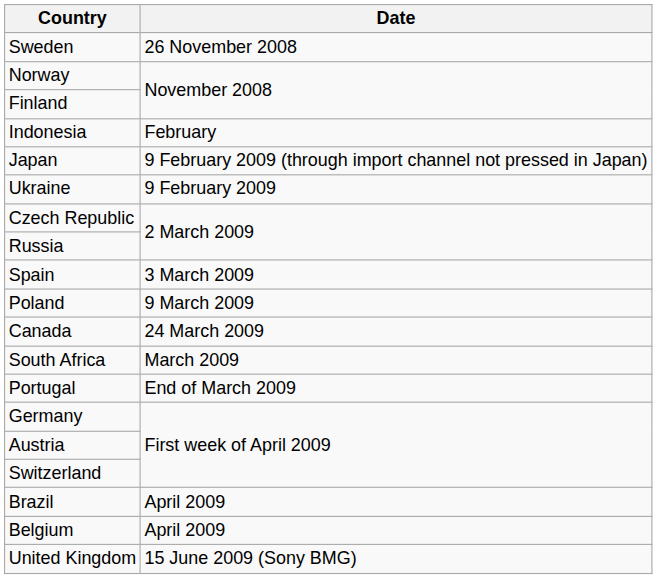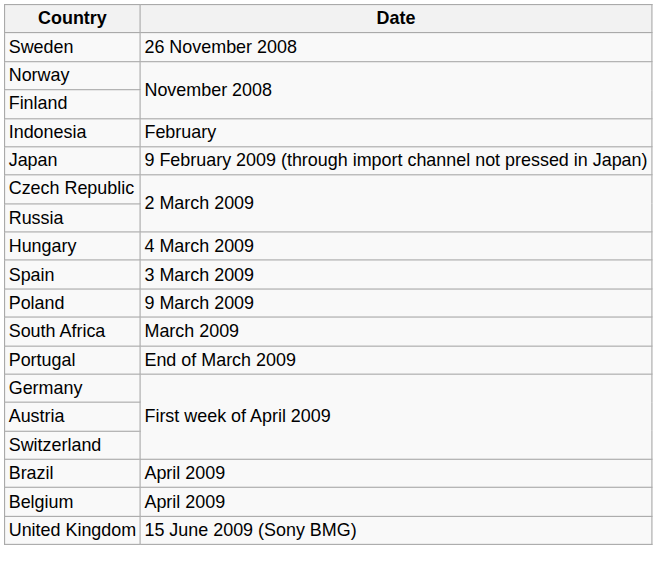- row: (40, 189)
+ row: (43, 246)
- row: (40, 331)
